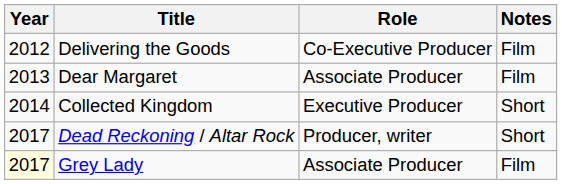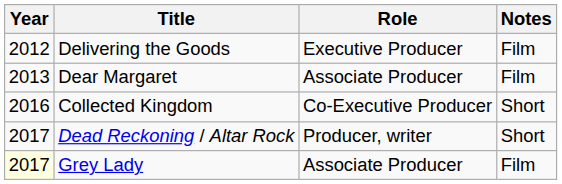(398, 48) Co-Executive Producer -> (383, 48) Executive Producer
(29, 106) 2014 -> (29, 106) 2016
(383, 106) Executive Producer -> (398, 106) Co-Executive Producer
